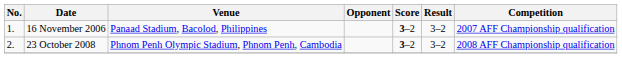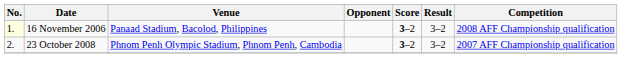(11, 28) no background -> (11, 28) lightyellow background
(536, 28) 2007 AFF Championship qualification -> (536, 28) 2008 AFF Championship qualification
(536, 45) 2008 AFF Championship qualification -> (536, 45) 2007 AFF Championship qualification
